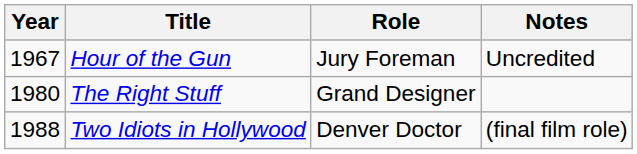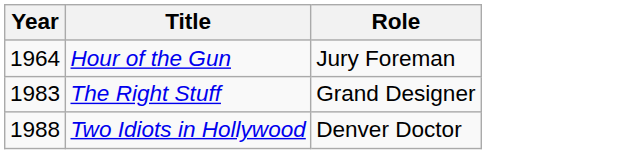- column: (557, 22)
(35, 58) 1967 -> (35, 58) 1964
(35, 93) 1980 -> (35, 93) 1983
